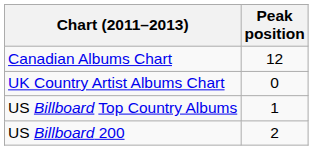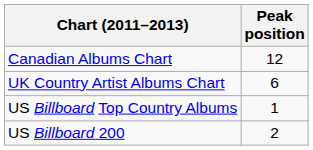(275, 83) 0 -> (275, 83) 6
